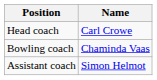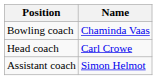rows swapped: (33, 30) <-> (40, 48)
